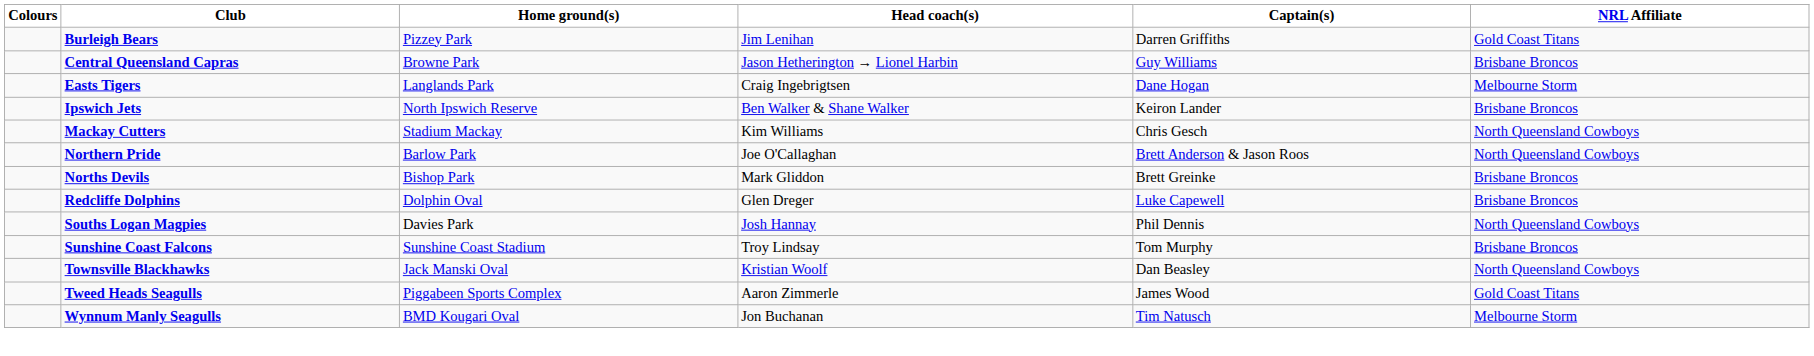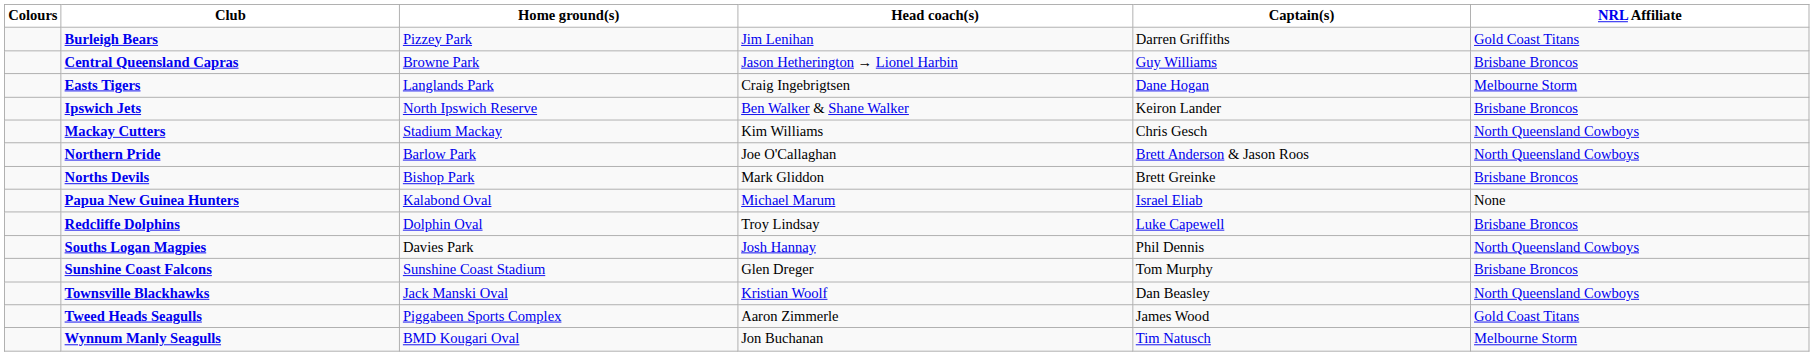+ row: (152, 200)
(777, 200) Glen Dreger -> (780, 223) Troy Lindsay
(780, 246) Troy Lindsay -> (777, 270) Glen Dreger
